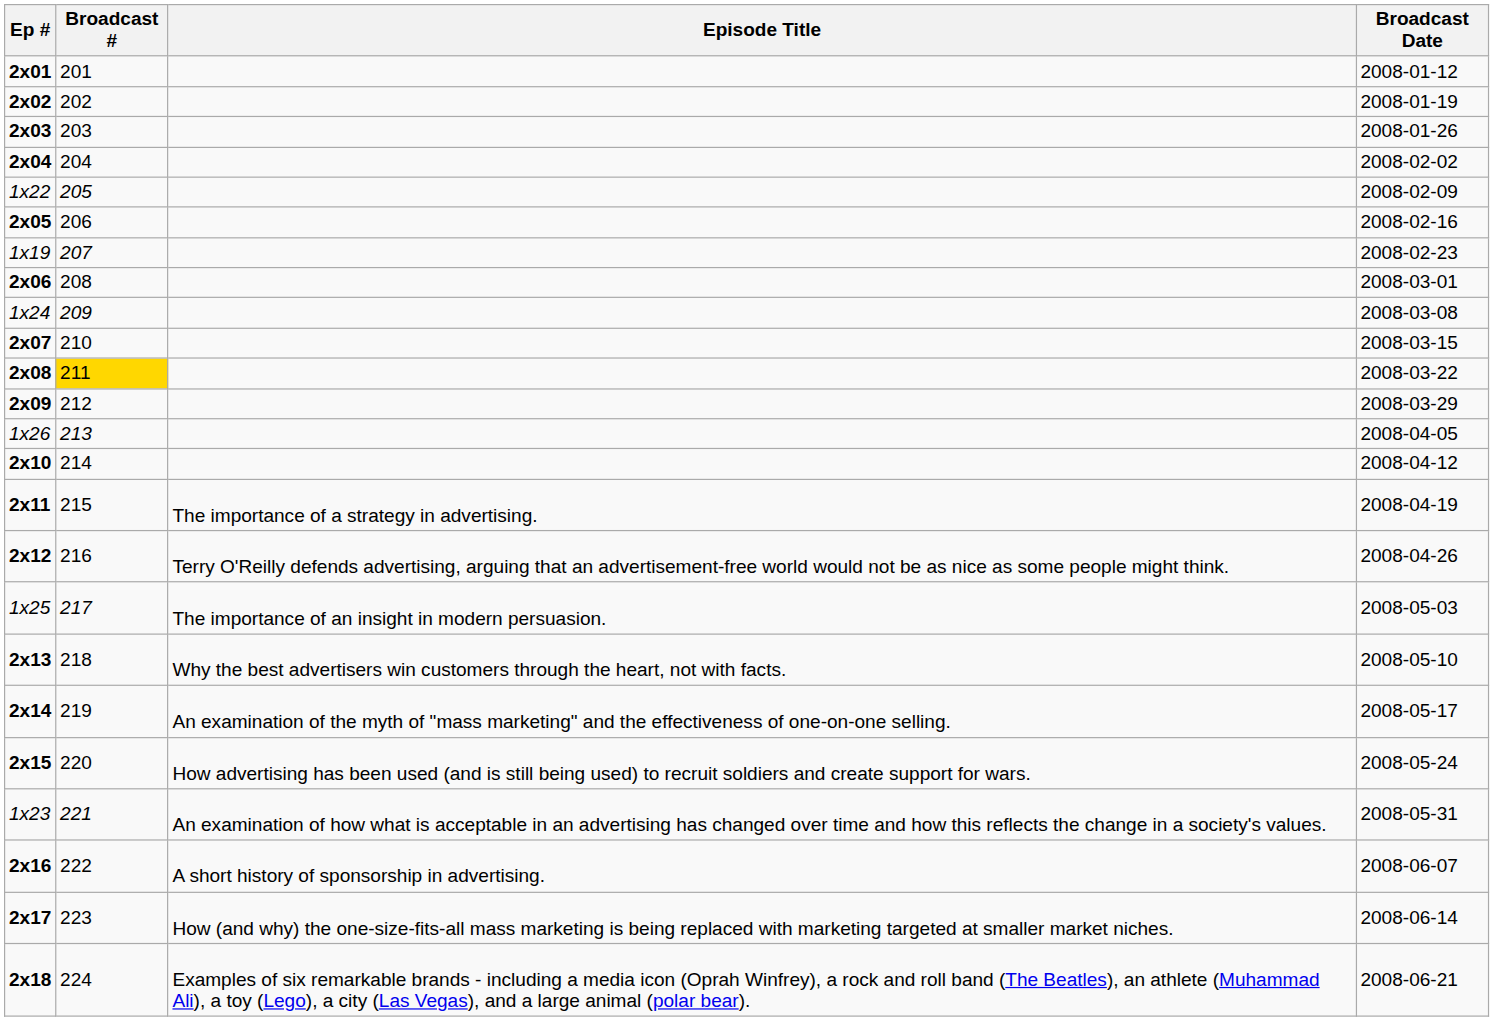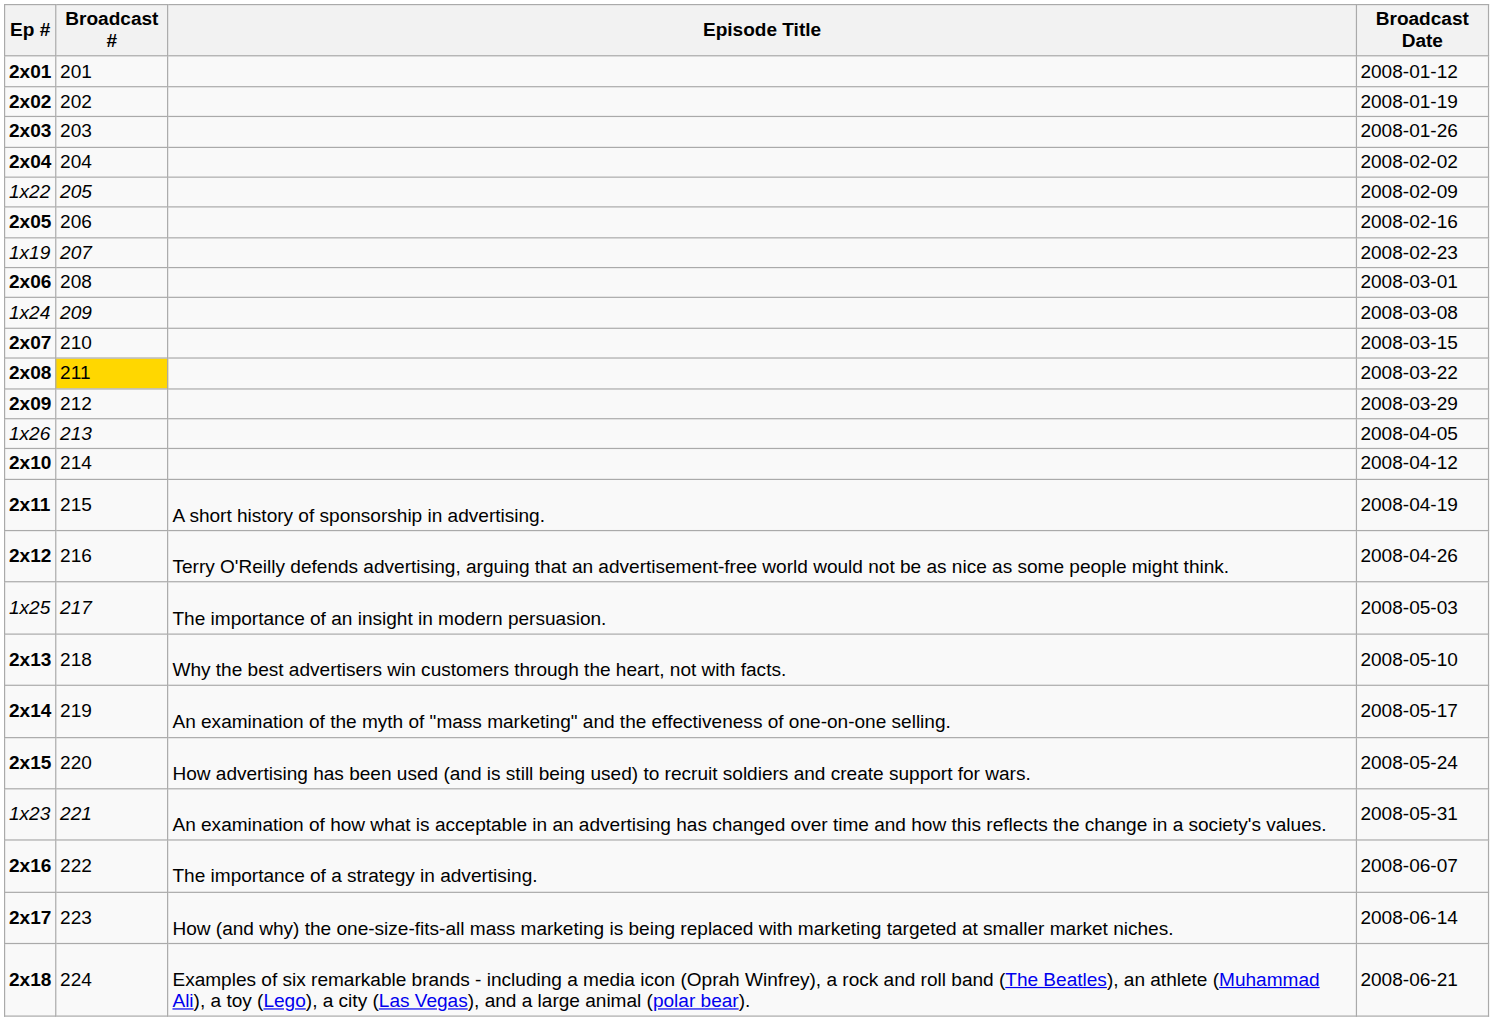(355, 515) The importance of a strategy in advertising. -> (359, 515) A short history of sponsorship in advertising.
(359, 876) A short history of sponsorship in advertising. -> (355, 876) The importance of a strategy in advertising.
